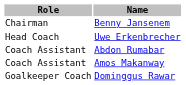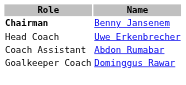(27, 23) normal -> (27, 23) bold
- row: (129, 63)
